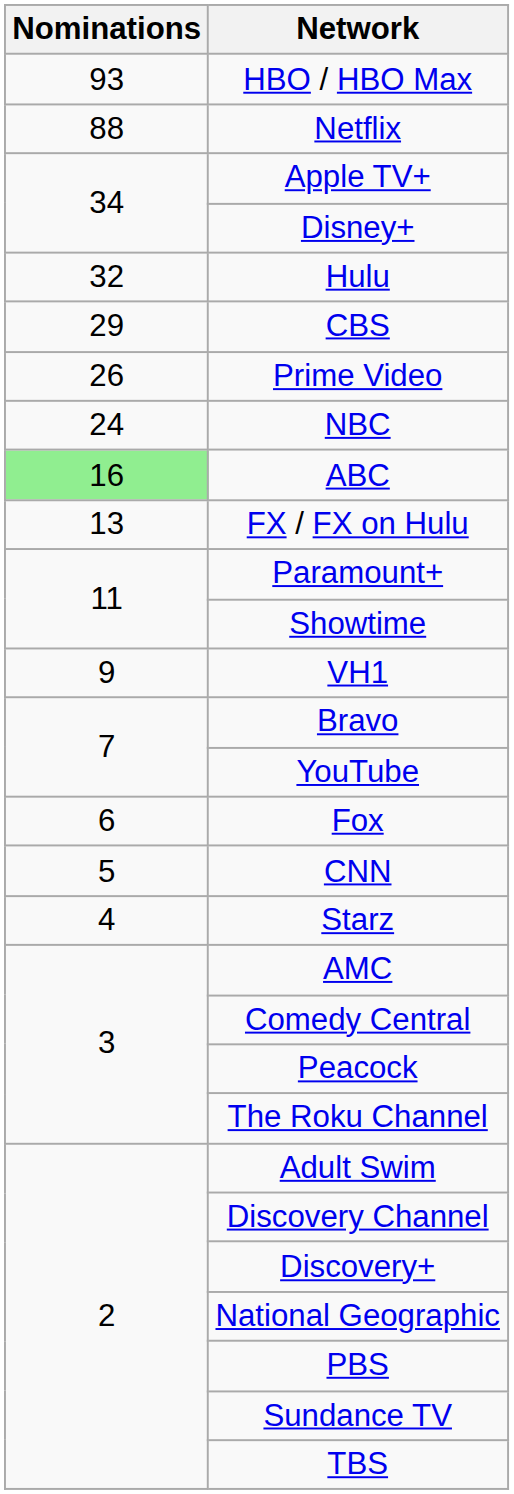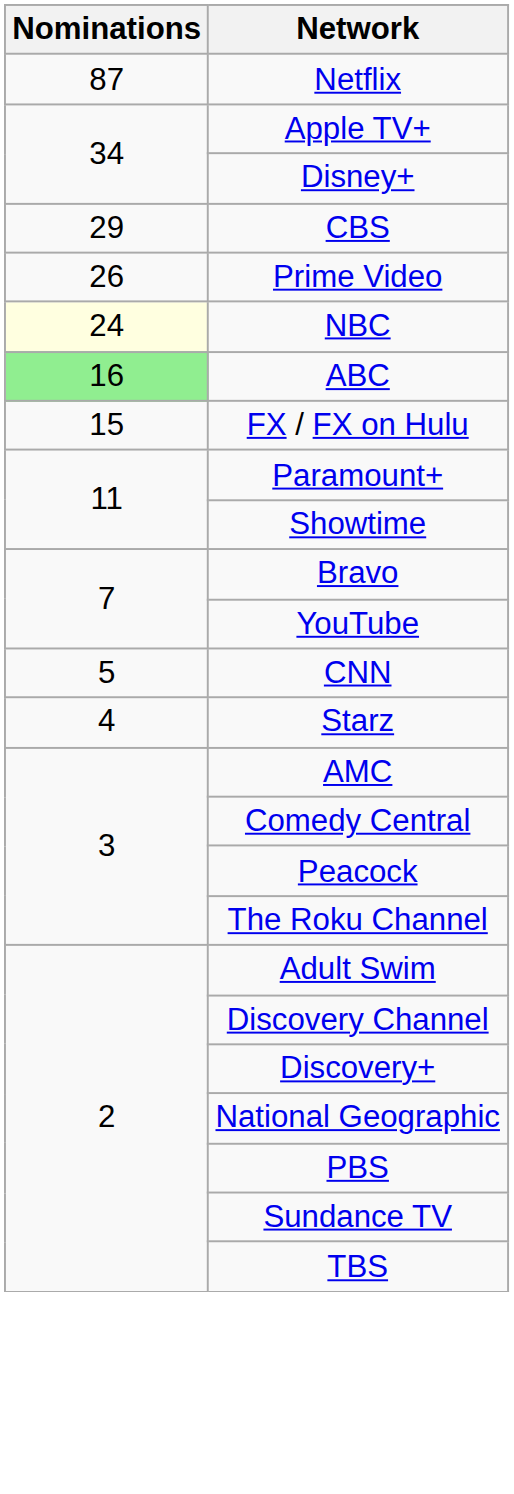- row: (358, 78)
(107, 128) 88 -> (107, 78) 87
- row: (358, 276)
(107, 425) no background -> (107, 326) lightyellow background
(107, 524) 13 -> (107, 425) 15
- row: (358, 672)
- row: (358, 820)
